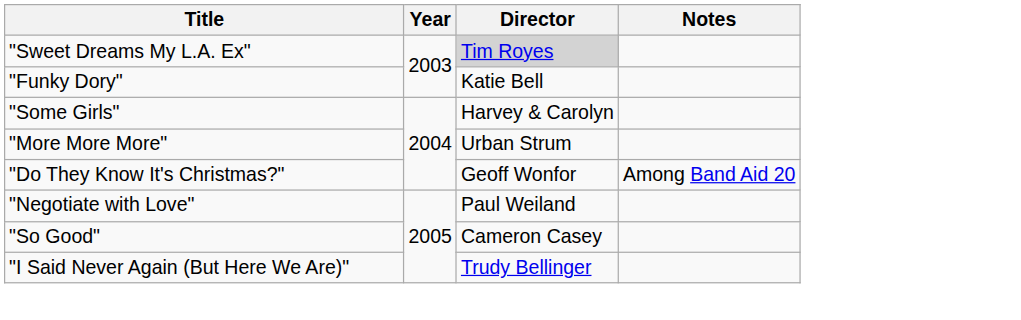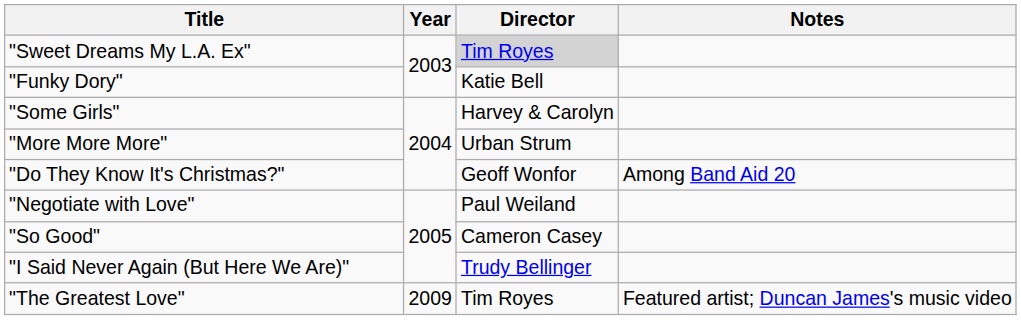+ row: (97, 298)
